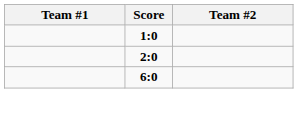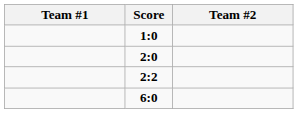+ row: (149, 77)
